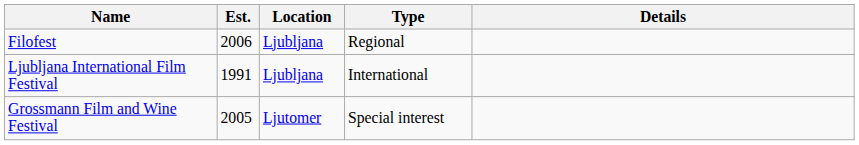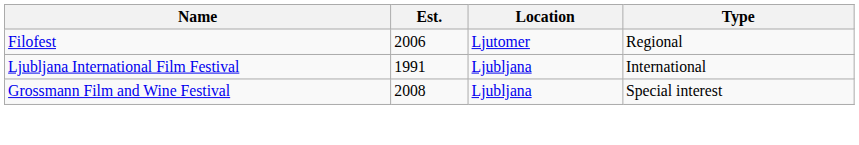- column: (663, 16)
(293, 41) Ljubljana -> (501, 41) Ljutomer
(236, 117) 2005 -> (410, 91) 2008
(292, 117) Ljutomer -> (502, 91) Ljubljana
